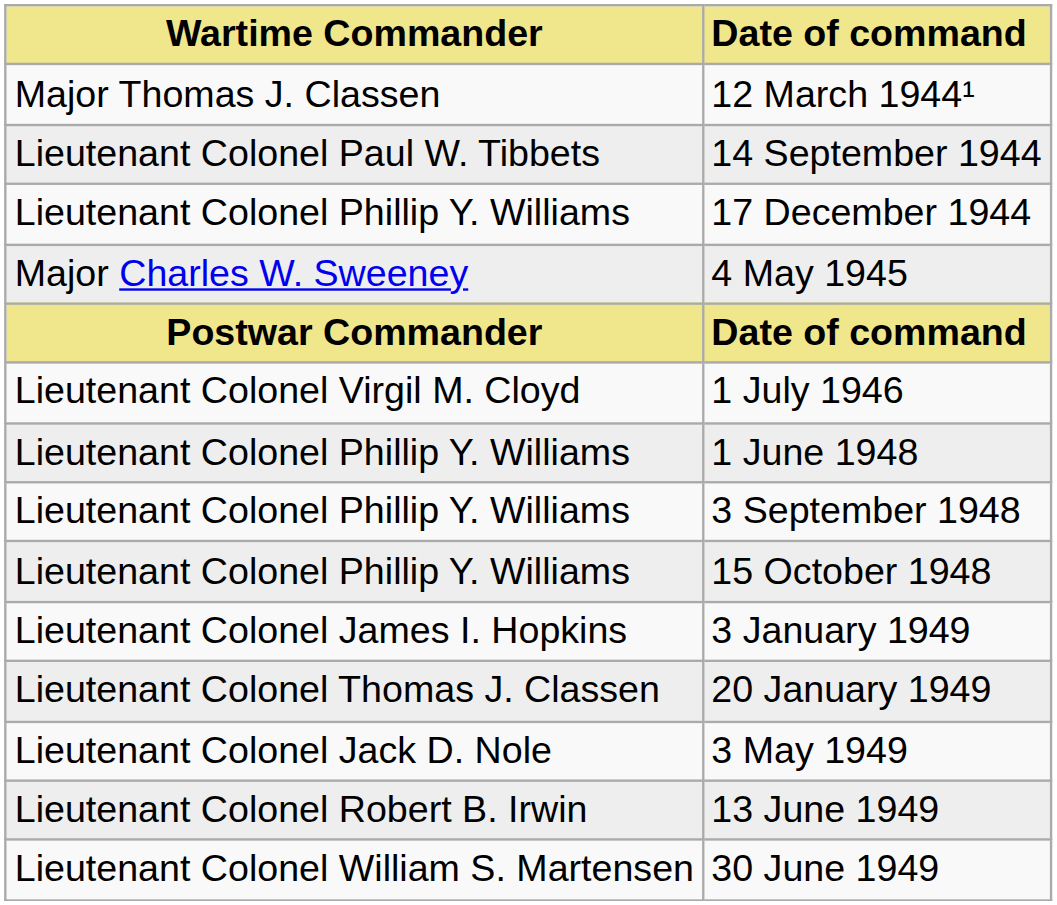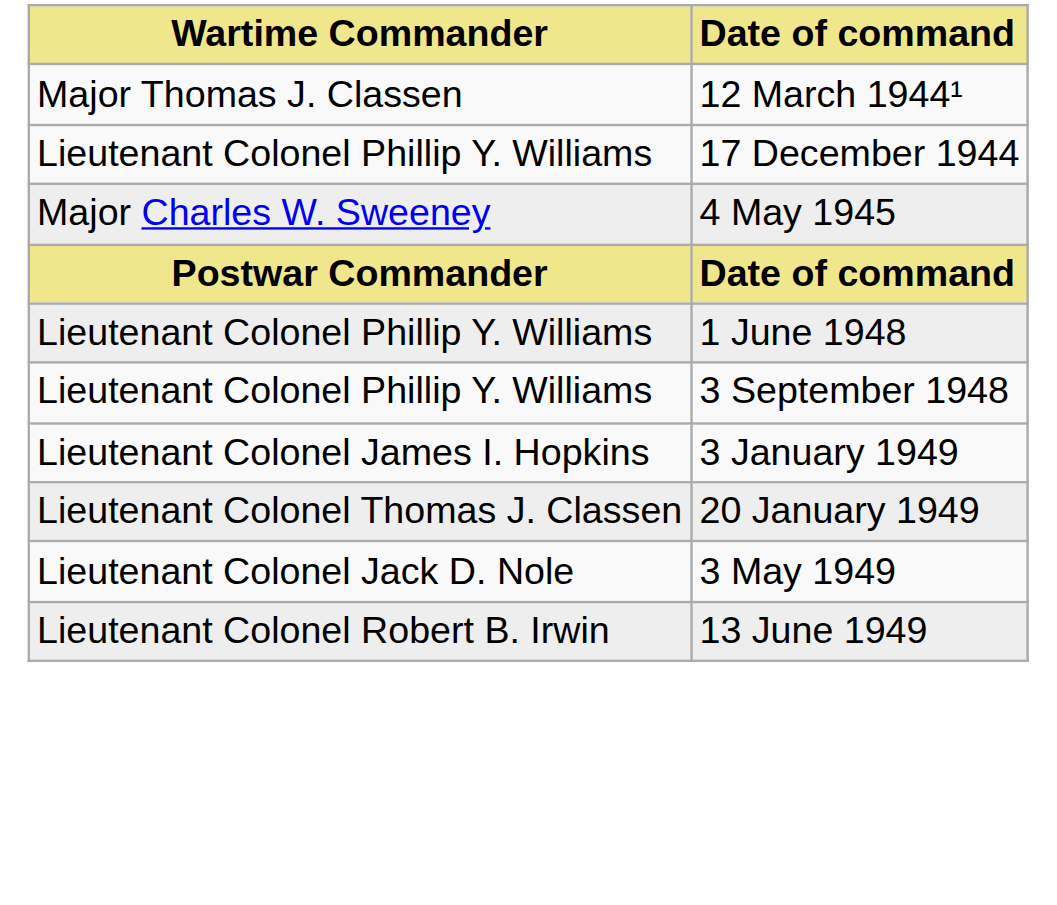- row: (876, 153)
- row: (807, 392)
- row: (851, 570)
- row: (825, 869)
